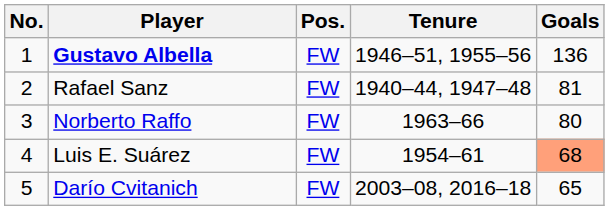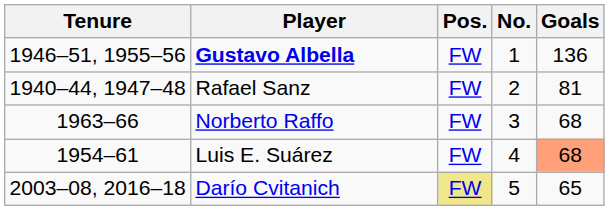columns swapped: (27, 21) <-> (443, 21)
(570, 121) 80 -> (570, 121) 68
(323, 188) no background -> (465, 188) khaki background
